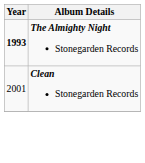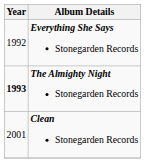+ row: (84, 38)
